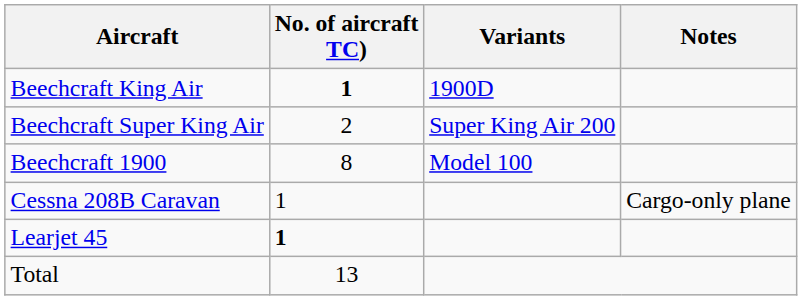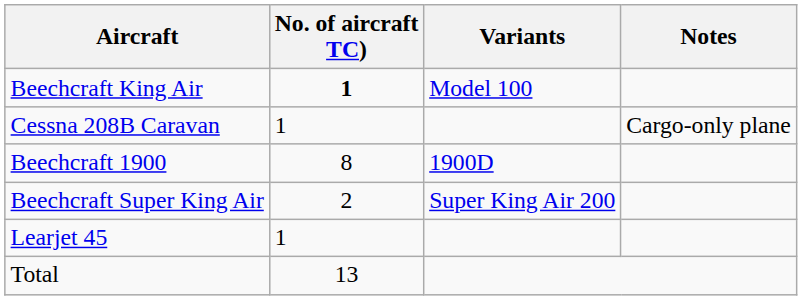(461, 87) 1900D -> (481, 87) Model 100
rows swapped: (137, 125) <-> (115, 200)
(481, 162) Model 100 -> (461, 162) 1900D
(281, 237) bold -> (281, 237) normal
